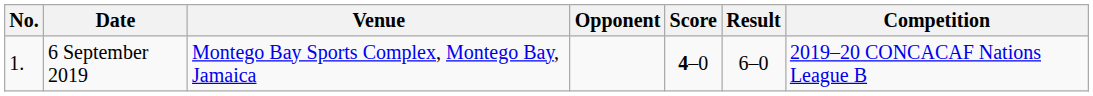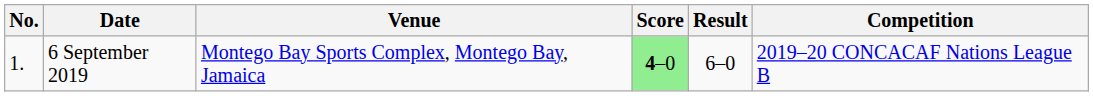- column: (618, 20)
(693, 63) no background -> (660, 63) lightgreen background
